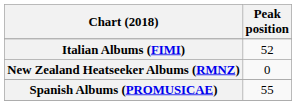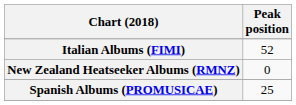(267, 89) 55 -> (267, 89) 25
